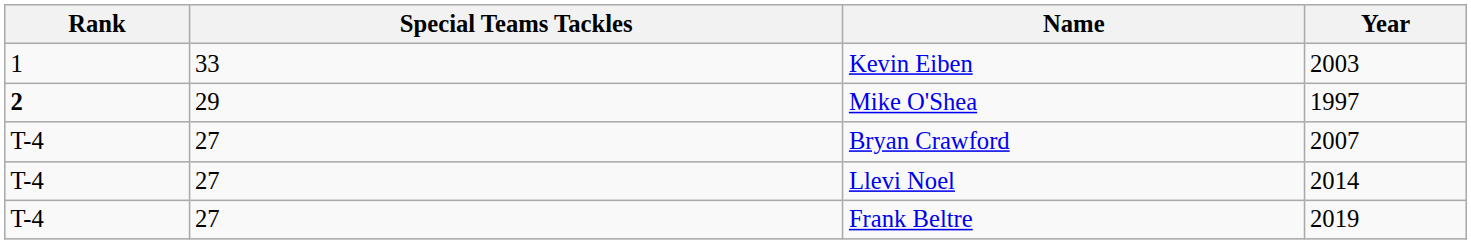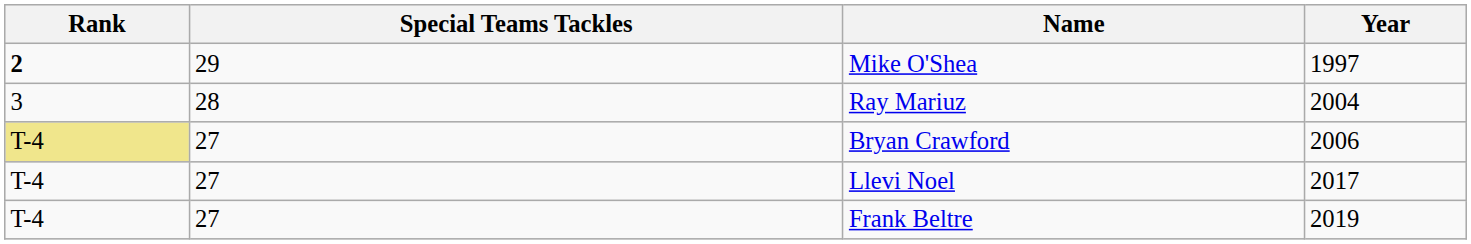- row: (911, 63)
+ row: (907, 102)
(27, 141) no background -> (27, 141) khaki background
(1335, 141) 2007 -> (1335, 141) 2006
(1335, 180) 2014 -> (1335, 180) 2017
